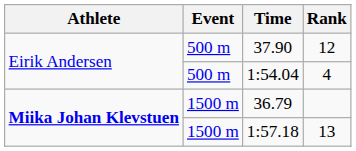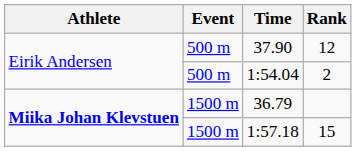(327, 75) 4 -> (327, 75) 2
(327, 132) 13 -> (327, 132) 15
